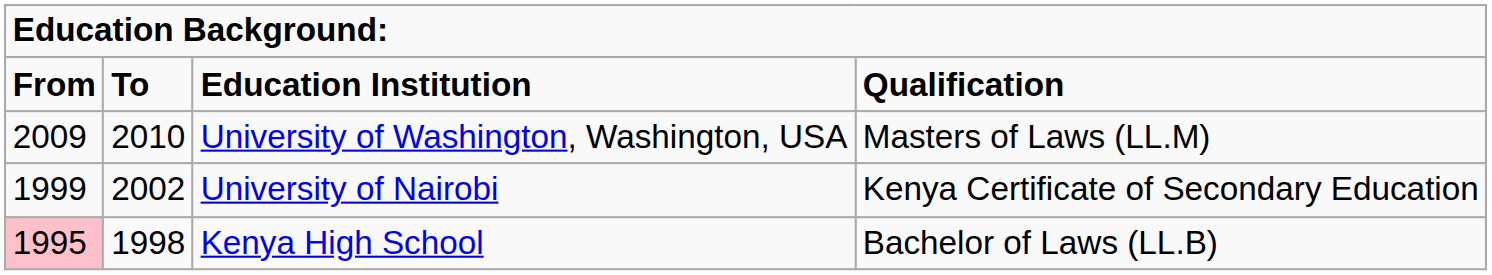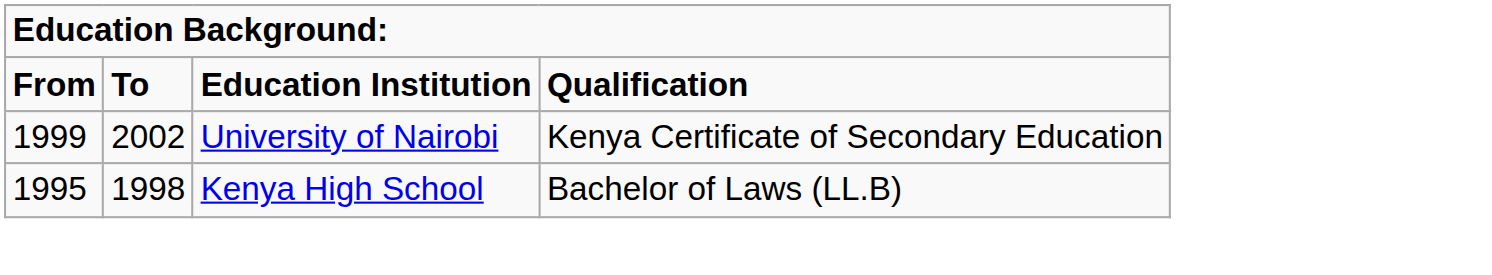- row: (524, 136)
(50, 242) pink background -> (50, 189) no background
